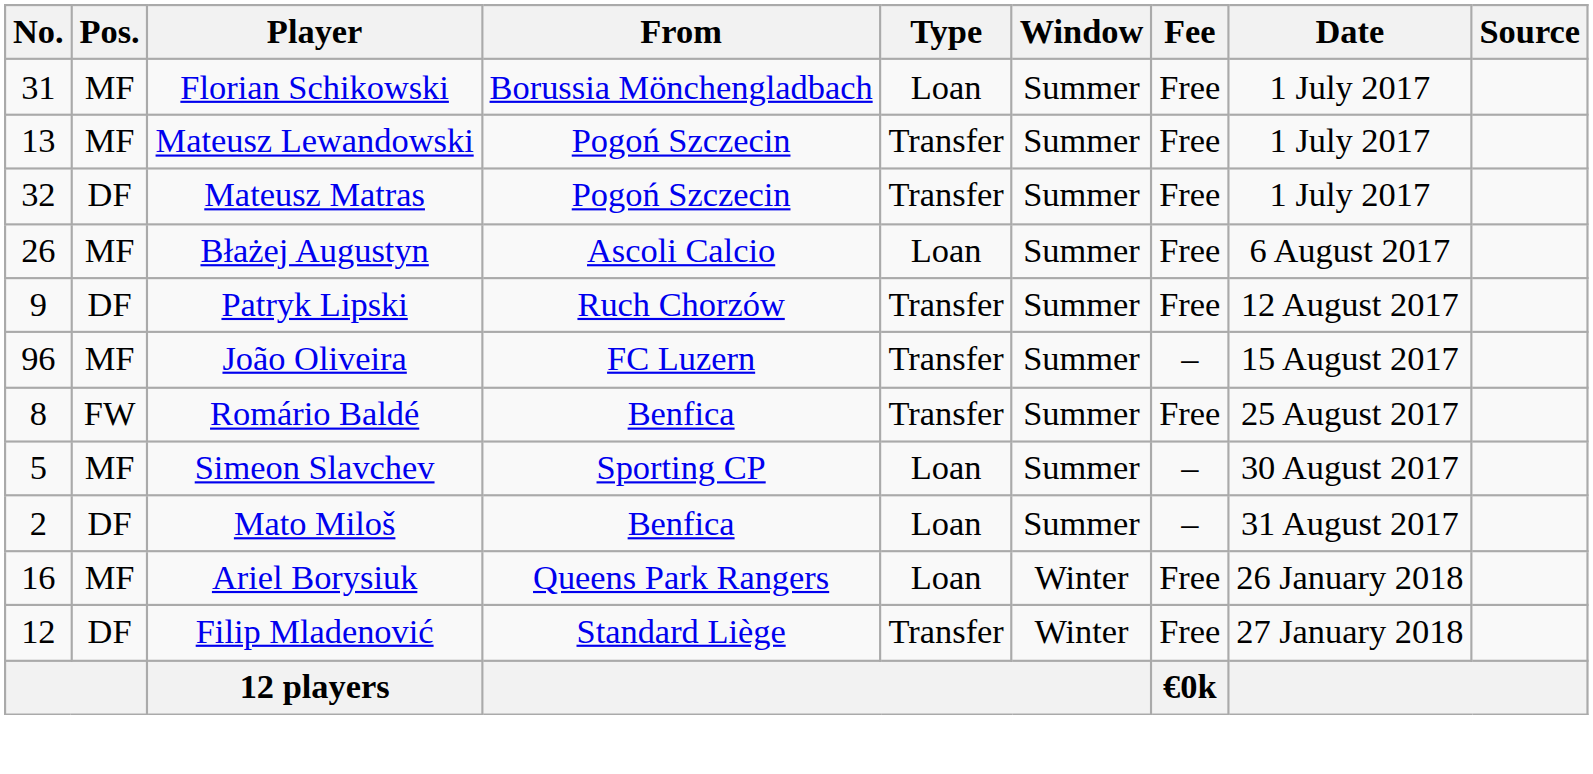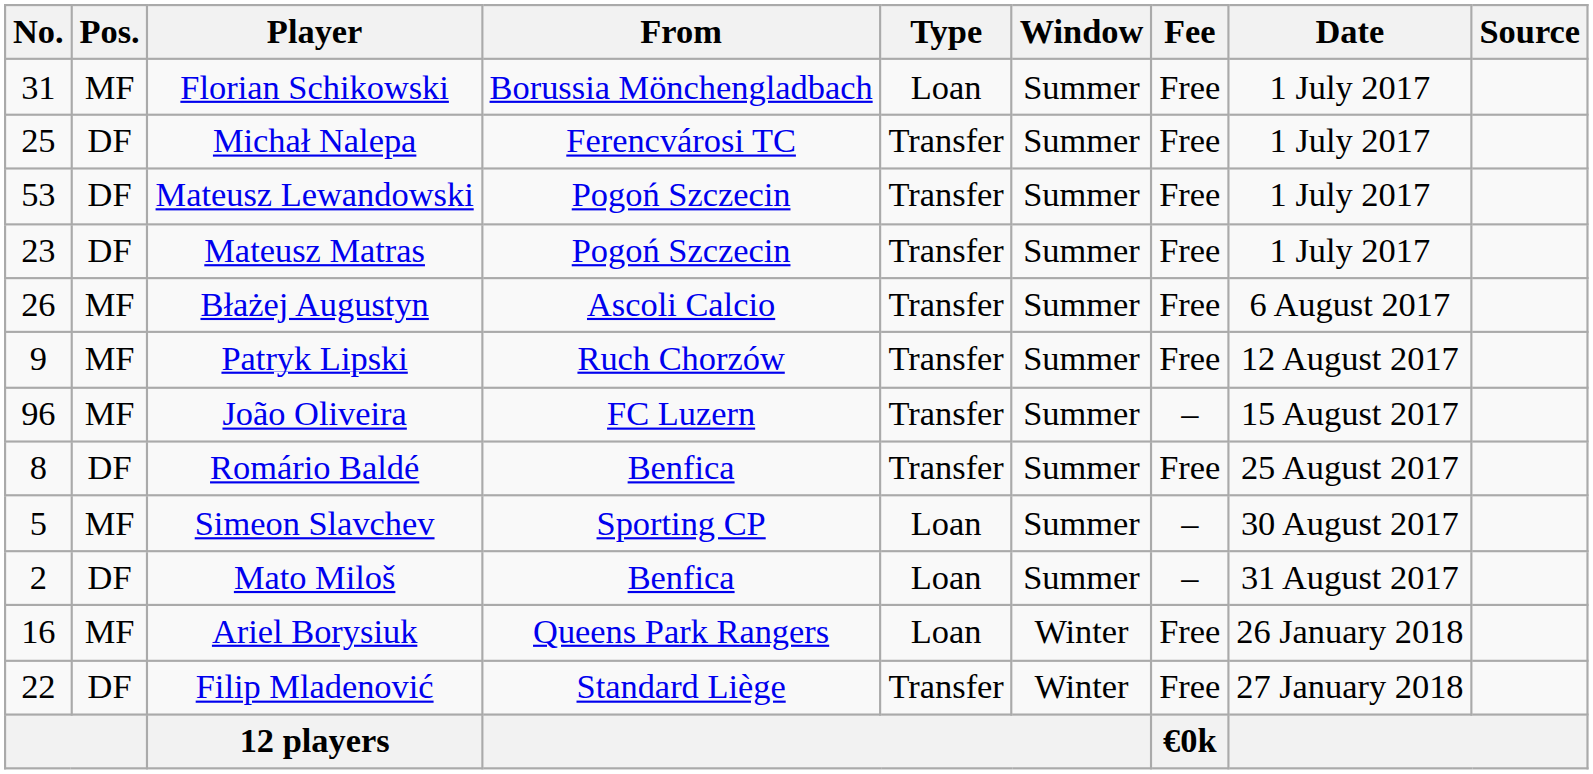+ row: (315, 140)
(38, 140) 13 -> (38, 195) 53
(110, 140) MF -> (110, 195) DF
(38, 195) 32 -> (38, 250) 23
(946, 250) Loan -> (946, 304) Transfer
(110, 304) DF -> (110, 359) MF
(110, 413) FW -> (110, 468) DF
(38, 631) 12 -> (38, 686) 22
